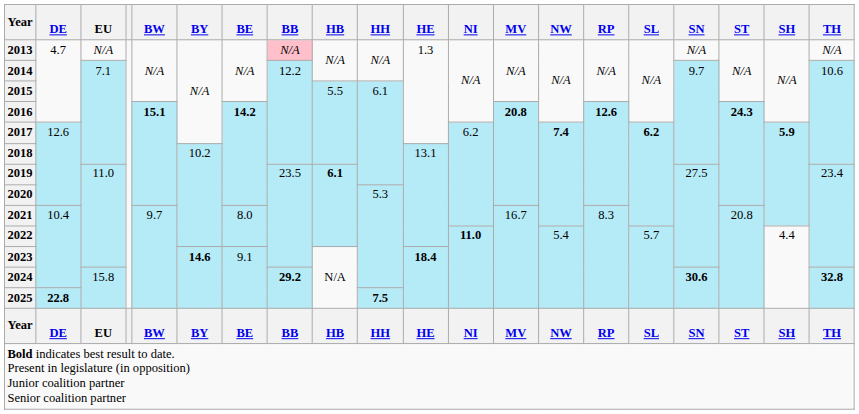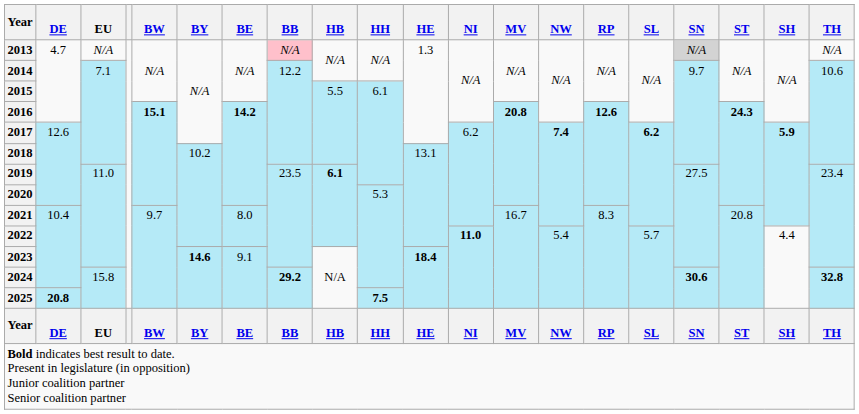(697, 50) no background -> (697, 50) lightgrey background
(58, 298) 22.8 -> (58, 298) 20.8
